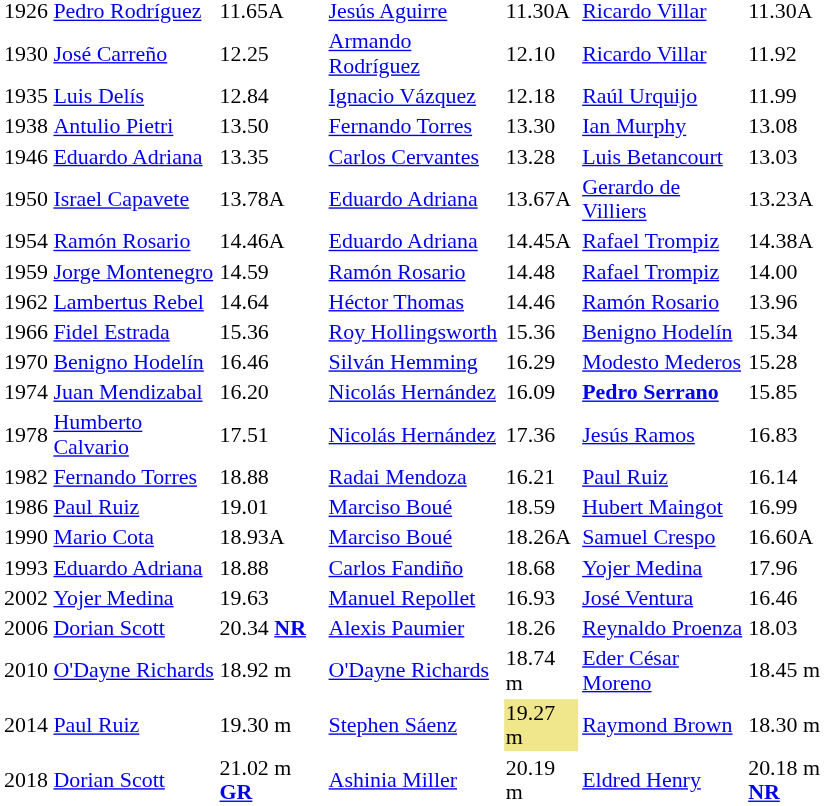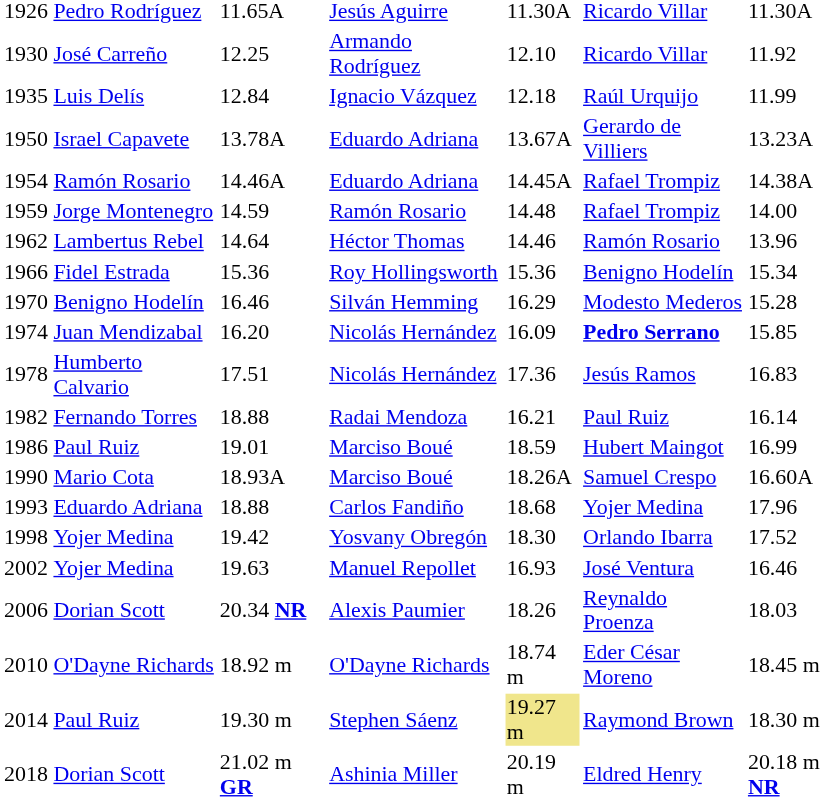- row: (26, 126)
- row: (26, 156)
+ row: (26, 537)
